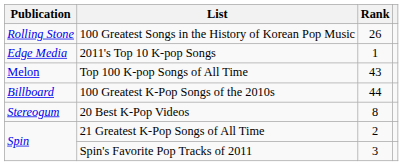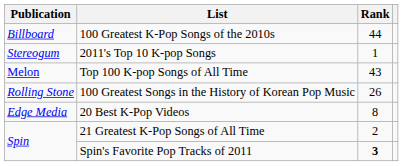rows swapped: (177, 92) <-> (217, 33)
(37, 53) Edge Media -> (33, 53) Stereogum
(33, 111) Stereogum -> (37, 111) Edge Media
(375, 151) normal -> (375, 151) bold
